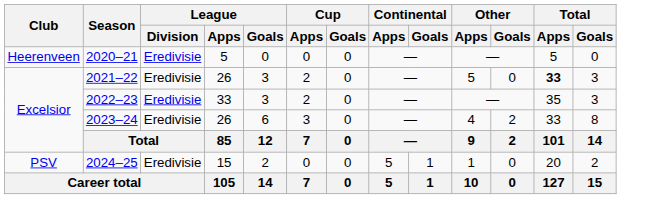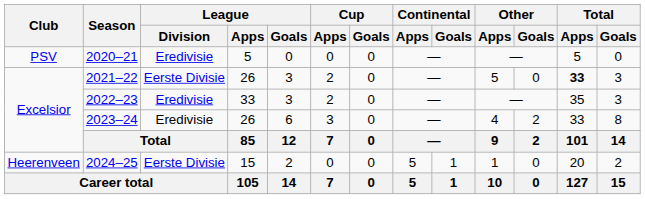(44, 57) Heerenveen -> (44, 57) PSV
(173, 78) Eredivisie -> (184, 78) Eerste Divisie
(44, 162) PSV -> (44, 162) Heerenveen
(173, 162) Eredivisie -> (184, 162) Eerste Divisie
